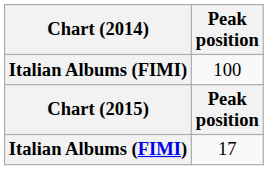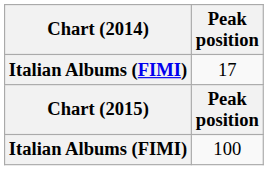rows swapped: (227, 149) <-> (227, 69)
